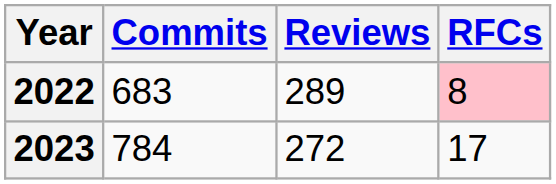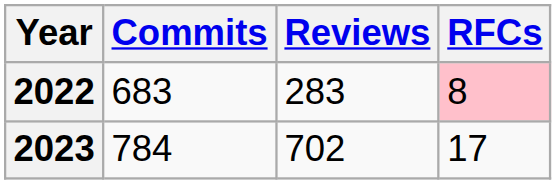(315, 91) 289 -> (315, 91) 283
(315, 149) 272 -> (315, 149) 702
